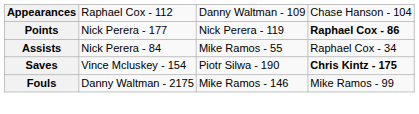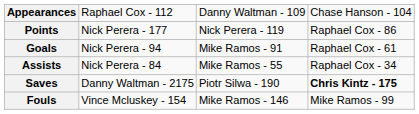(355, 30) bold -> (353, 30) normal
+ row: (42, 48)
(134, 65) Vince Mcluskey - 154 -> (138, 83) Danny Waltman - 2175
(138, 83) Danny Waltman - 2175 -> (134, 100) Vince Mcluskey - 154
